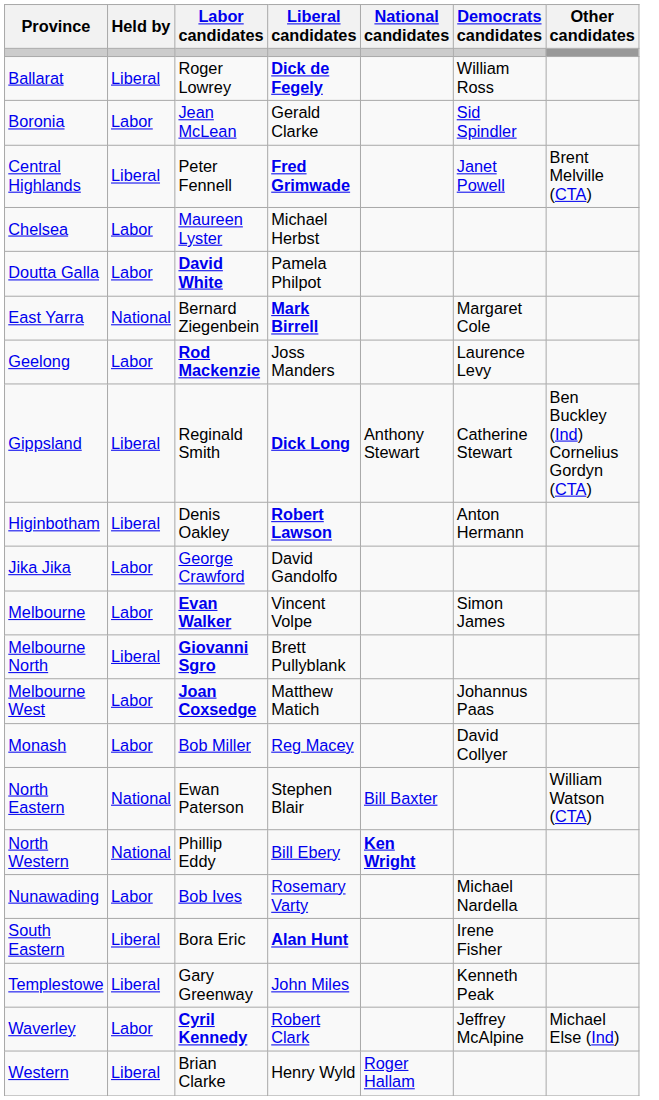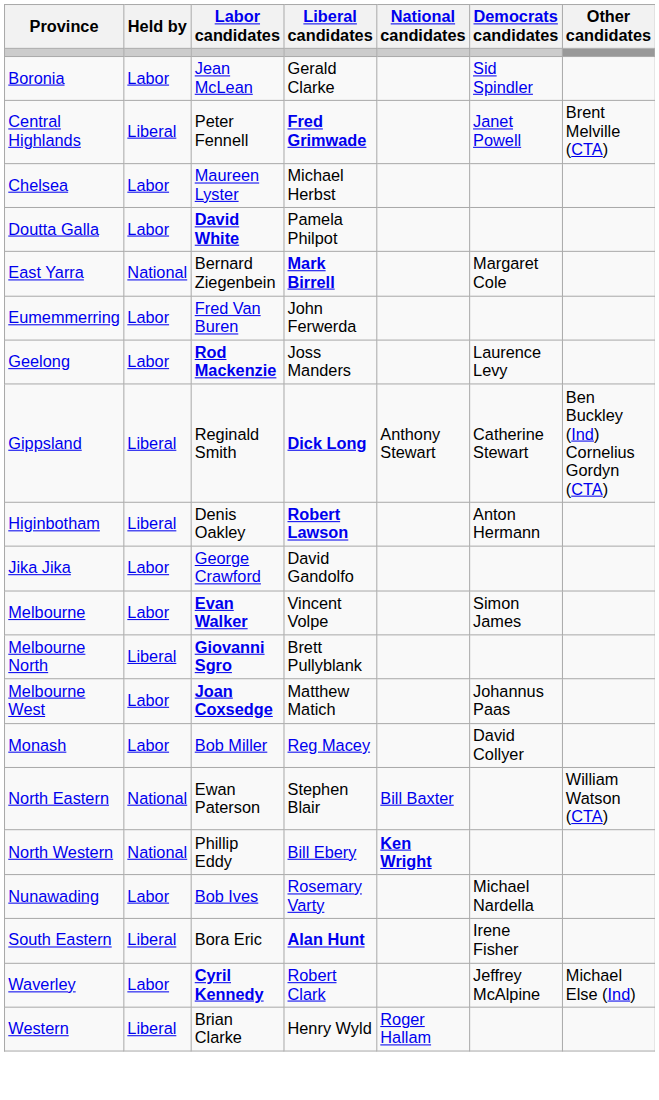- row: (36, 78)
+ row: (64, 317)
- row: (56, 984)
